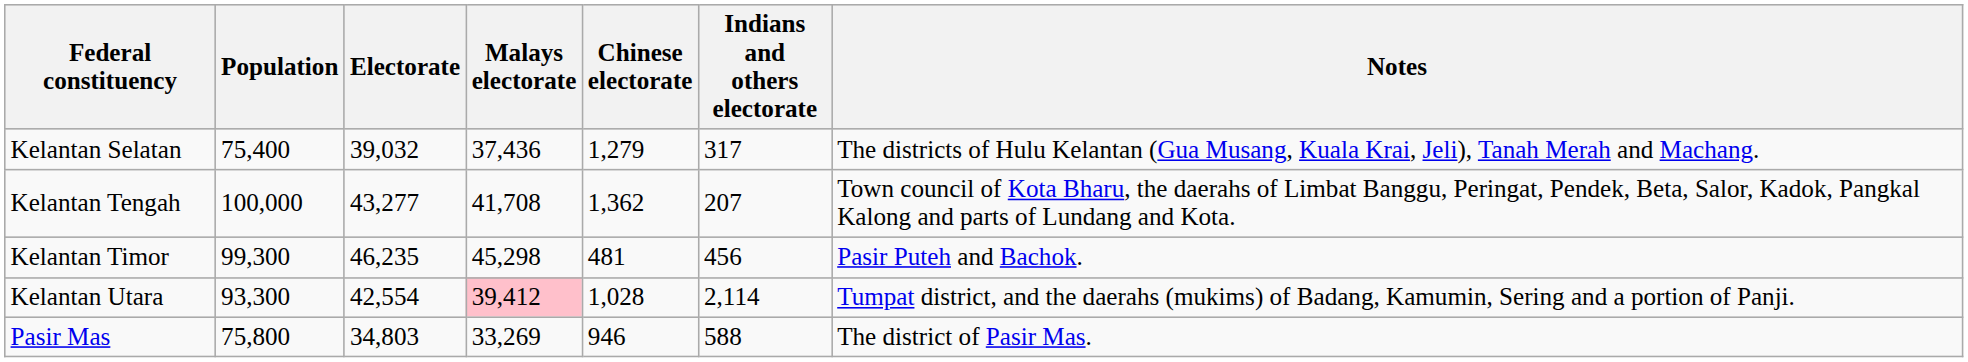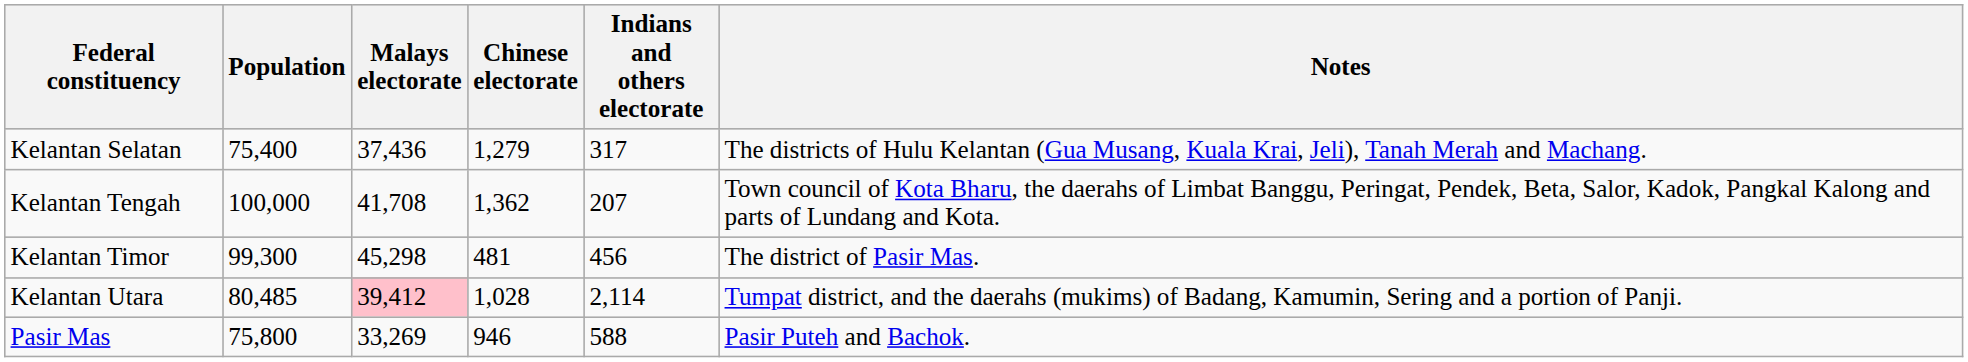- column: (405, 66)
(960, 256) Pasir Puteh and Bachok. -> (852, 256) The district of Pasir Mas.
(256, 296) 93,300 -> (263, 296) 80,485
(965, 336) The district of Pasir Mas. -> (847, 336) Pasir Puteh and Bachok.
